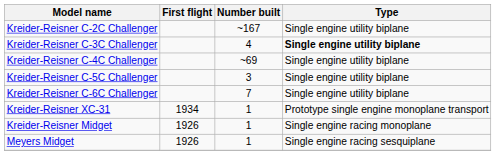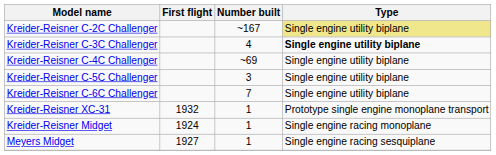(347, 28) no background -> (347, 28) khaki background
(187, 110) 1934 -> (187, 110) 1932
(187, 126) 1926 -> (187, 126) 1924
(187, 142) 1926 -> (187, 142) 1927
